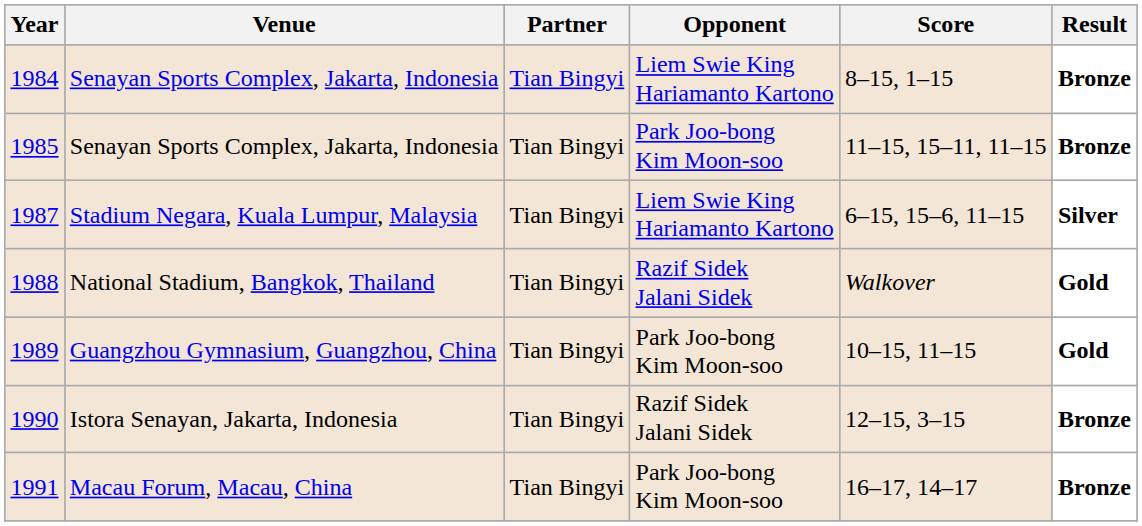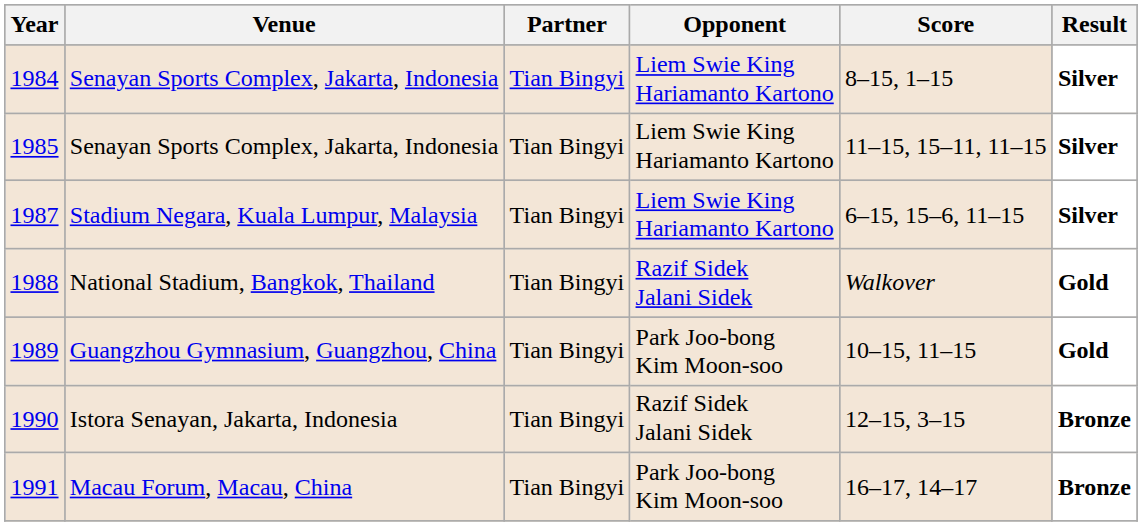(1094, 78) Bronze -> (1088, 78) Silver
(709, 146) Park Joo-bong Kim Moon-soo -> (735, 146) Liem Swie King Hariamanto Kartono
(1094, 146) Bronze -> (1088, 146) Silver
